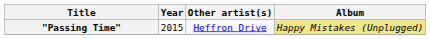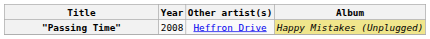(172, 27) 2015 -> (172, 27) 2008
